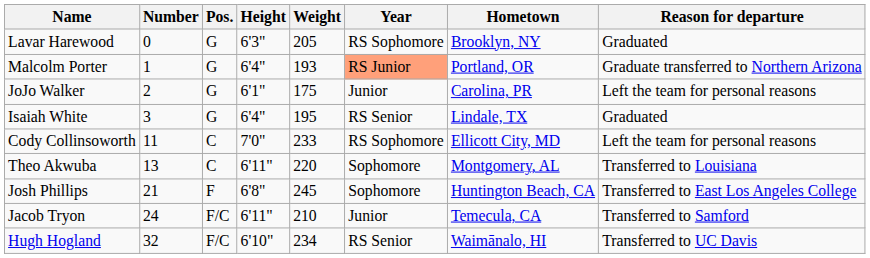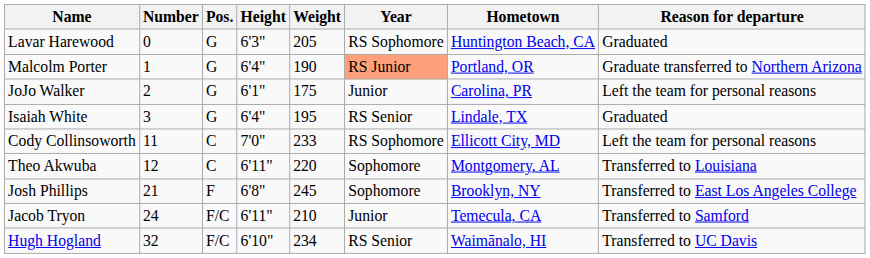(496, 41) Brooklyn, NY -> (523, 41) Huntington Beach, CA
(305, 66) 193 -> (305, 66) 190
(151, 166) 13 -> (151, 166) 12
(523, 191) Huntington Beach, CA -> (496, 191) Brooklyn, NY
